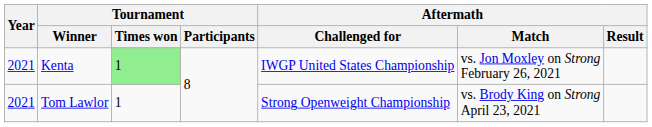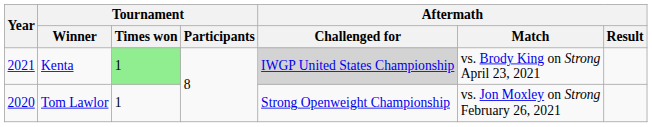(358, 66) no background -> (358, 66) lightgrey background
(530, 66) vs. Jon Moxley on Strong February 26, 2021 -> (530, 66) vs. Brody King on Strong April 23, 2021
(21, 102) 2021 -> (21, 102) 2020
(530, 102) vs. Brody King on Strong April 23, 2021 -> (530, 102) vs. Jon Moxley on Strong February 26, 2021
